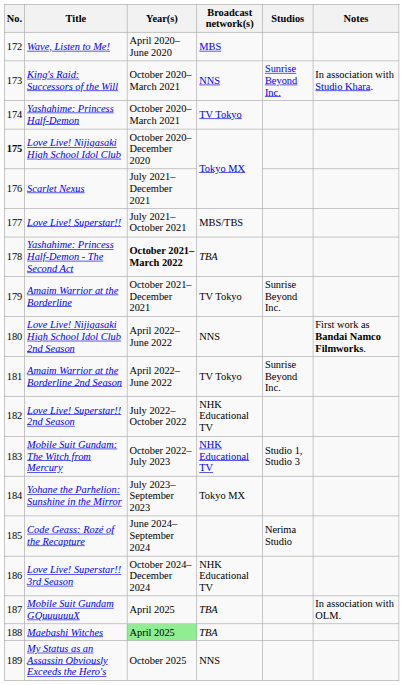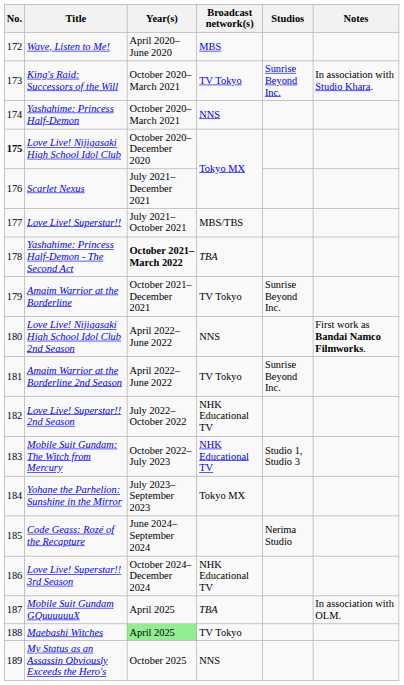(210, 80) NNS -> (220, 80) TV Tokyo
(220, 114) TV Tokyo -> (210, 114) NNS
(208, 632) TBA -> (220, 632) TV Tokyo
